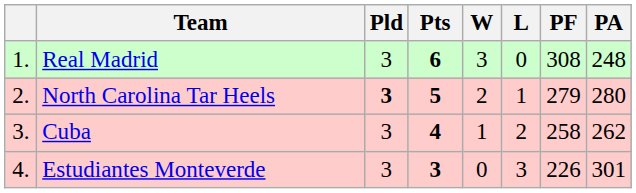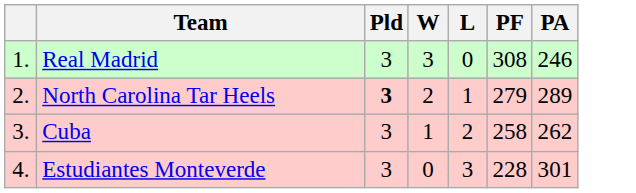- column: (435, 22)
(609, 59) 248 -> (555, 59) 246
(609, 95) 280 -> (555, 95) 289
(564, 168) 226 -> (510, 168) 228
